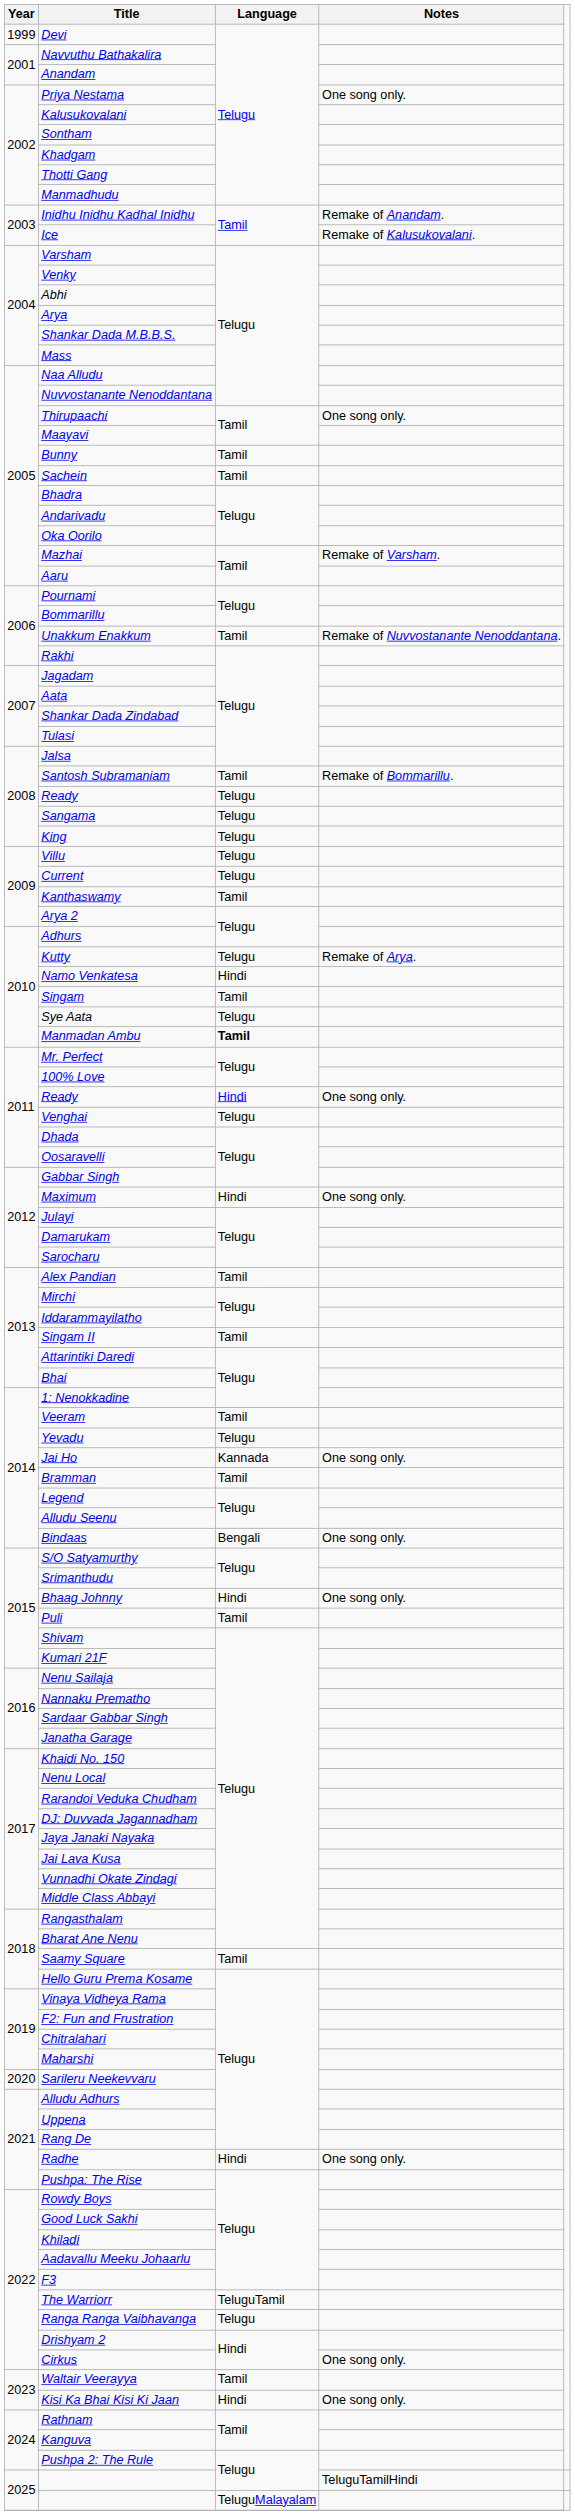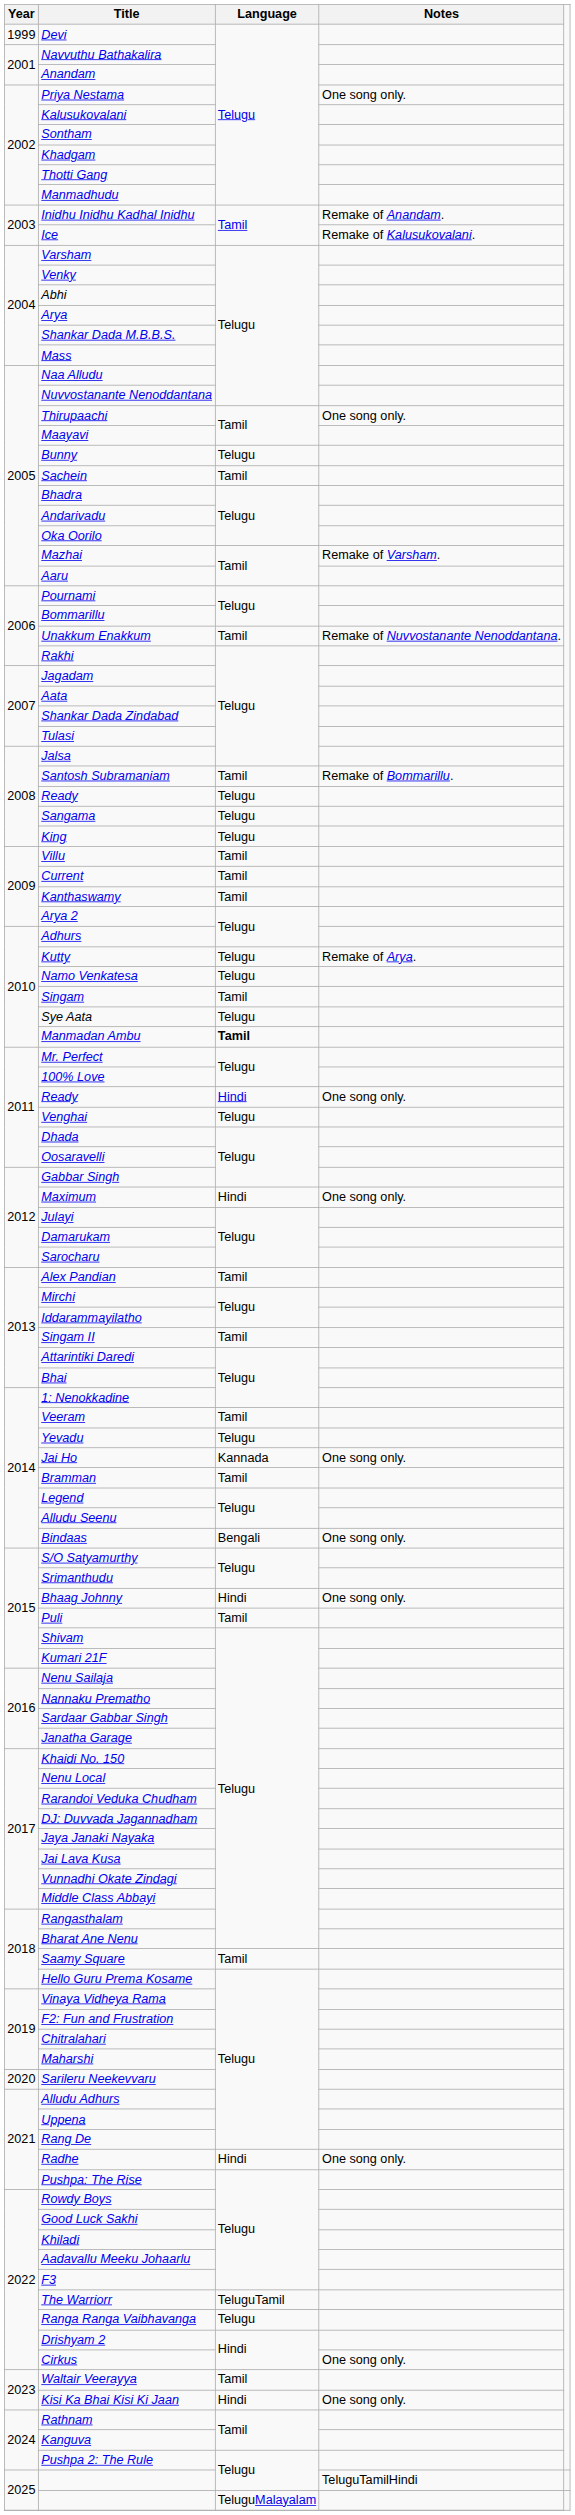(233, 455) Tamil -> (236, 455) Telugu
(236, 856) Telugu -> (233, 856) Tamil
(236, 876) Telugu -> (233, 876) Tamil
(232, 976) Hindi -> (236, 976) Telugu
